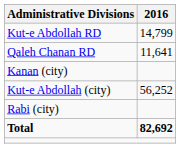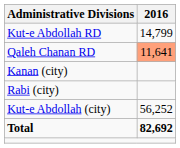(156, 52) no background -> (156, 52) lightsalmon background
rows swapped: (59, 90) <-> (33, 109)
